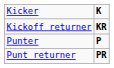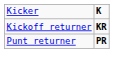- row: (23, 41)
